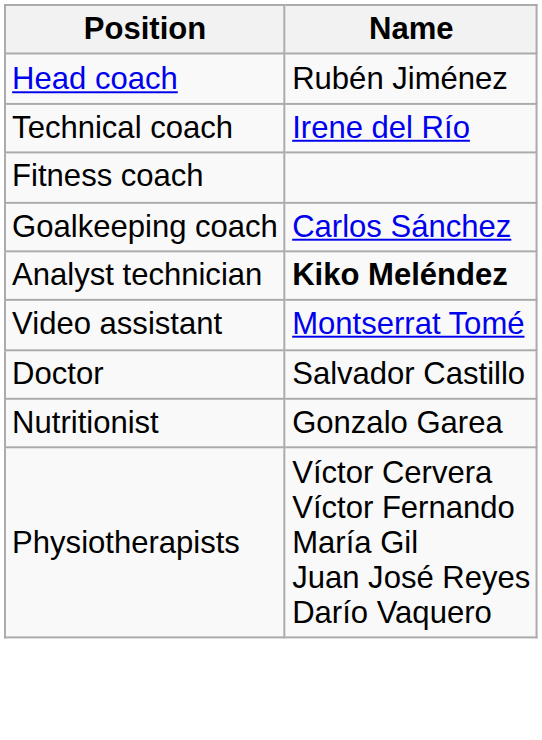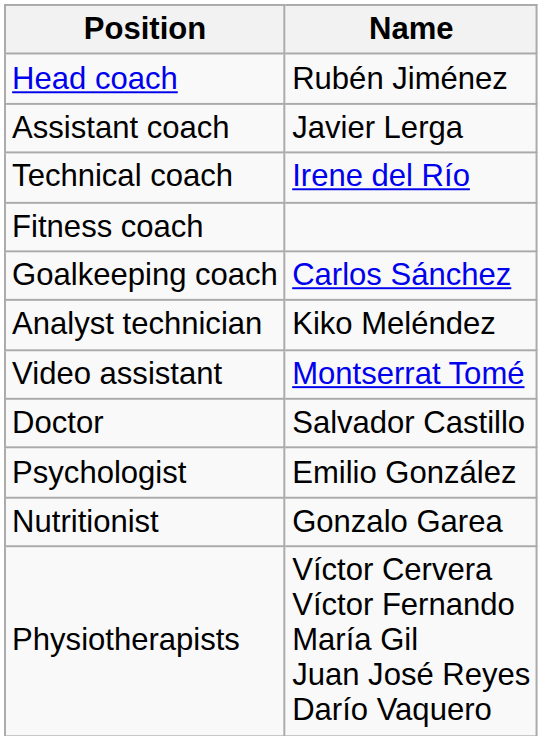+ row: (121, 127)
(400, 275) bold -> (394, 324) normal
+ row: (99, 472)
